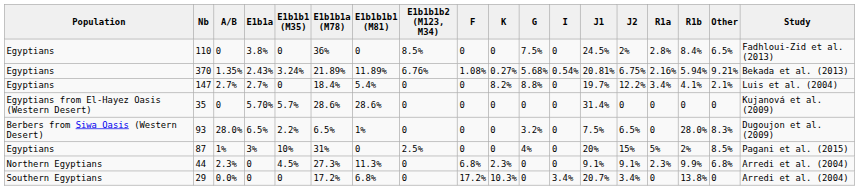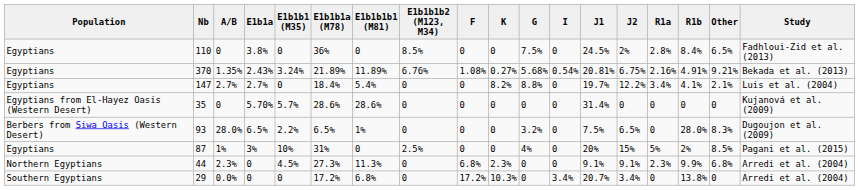(694, 71) 5.94% -> (694, 71) 4.91%
